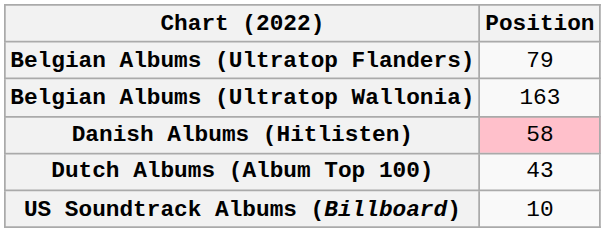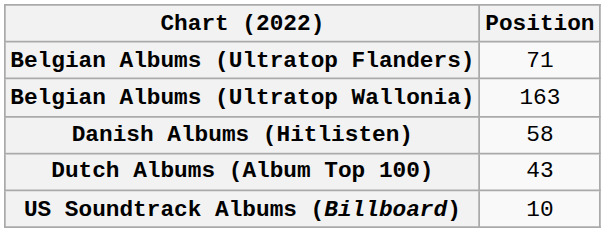(540, 60) 79 -> (540, 60) 71
(540, 135) pink background -> (540, 135) no background
